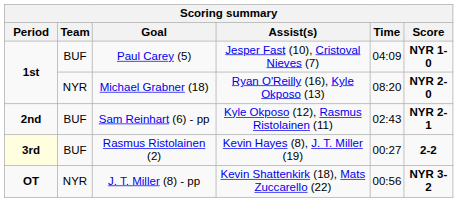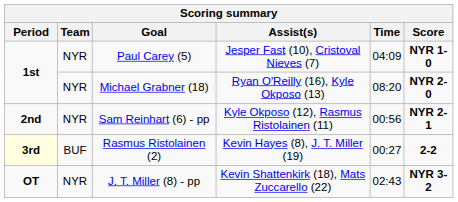(75, 56) BUF -> (75, 56) NYR
(75, 119) BUF -> (75, 119) NYR
(387, 119) 02:43 -> (387, 119) 00:56
(387, 181) 00:56 -> (387, 181) 02:43
